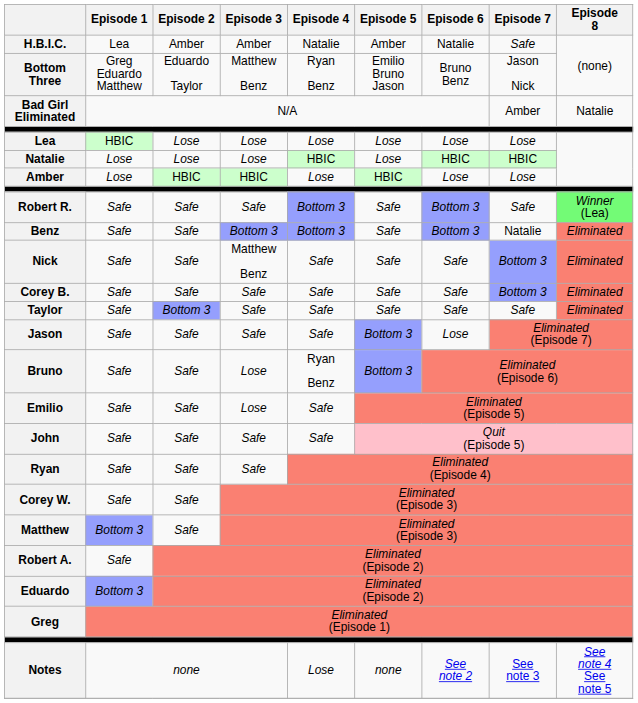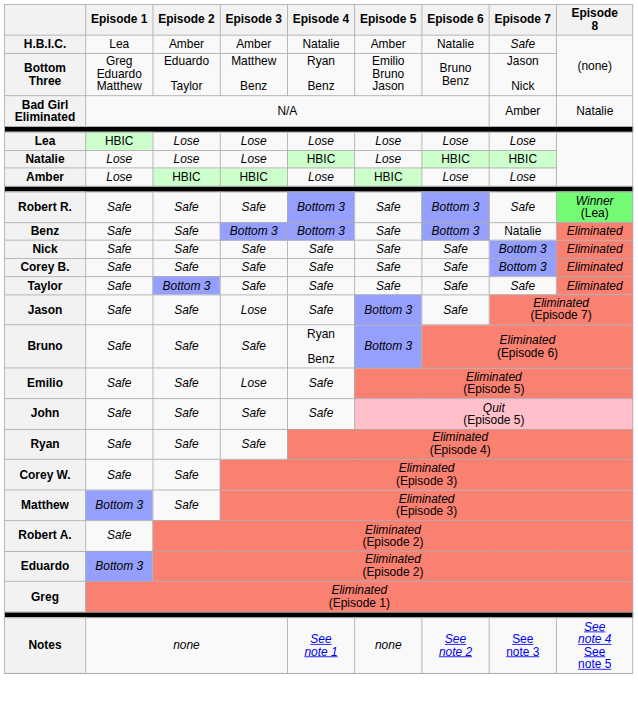(254, 262) Matthew Benz -> (254, 249) Safe
(254, 335) Safe -> (254, 310) Lose
(456, 335) Lose -> (456, 310) Safe
(254, 371) Lose -> (254, 346) Safe
(321, 670) Lose -> (321, 645) See note 1
